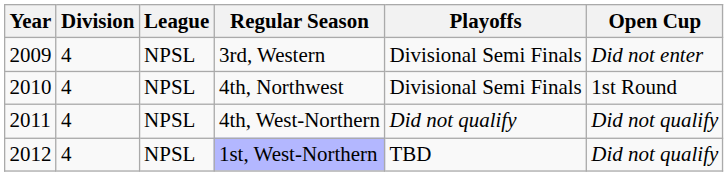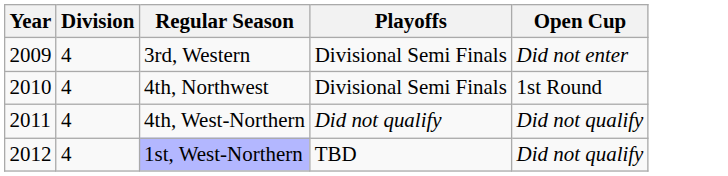- column: (177, 21)
